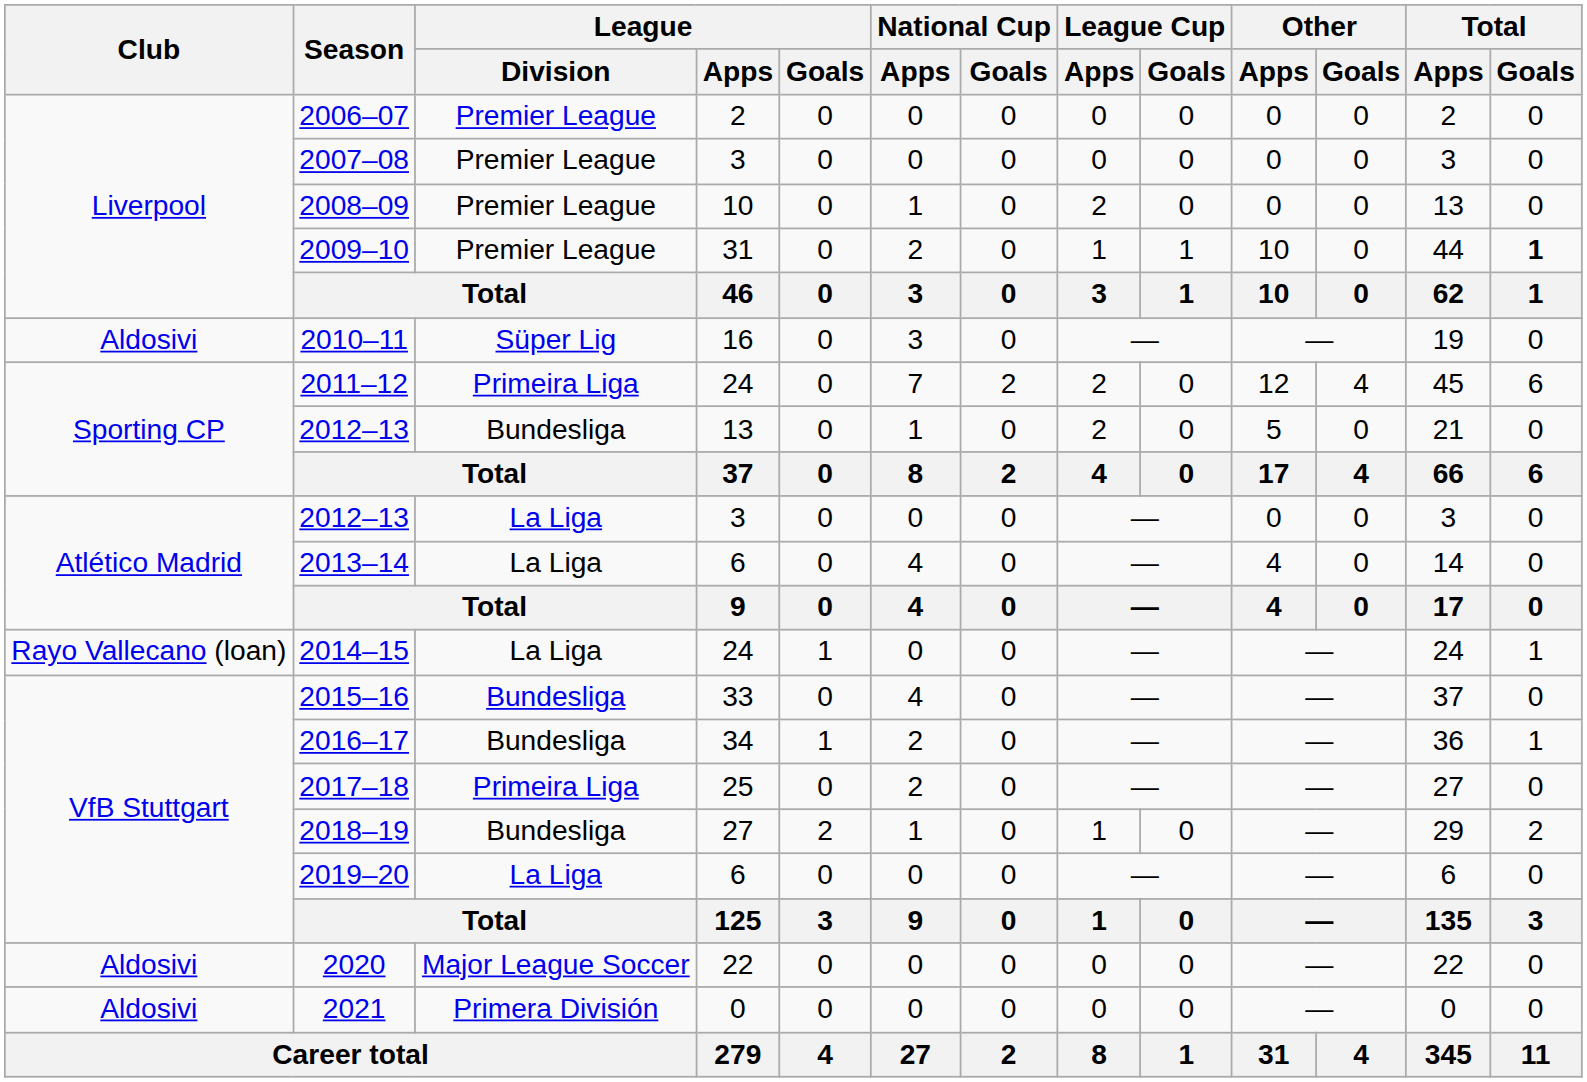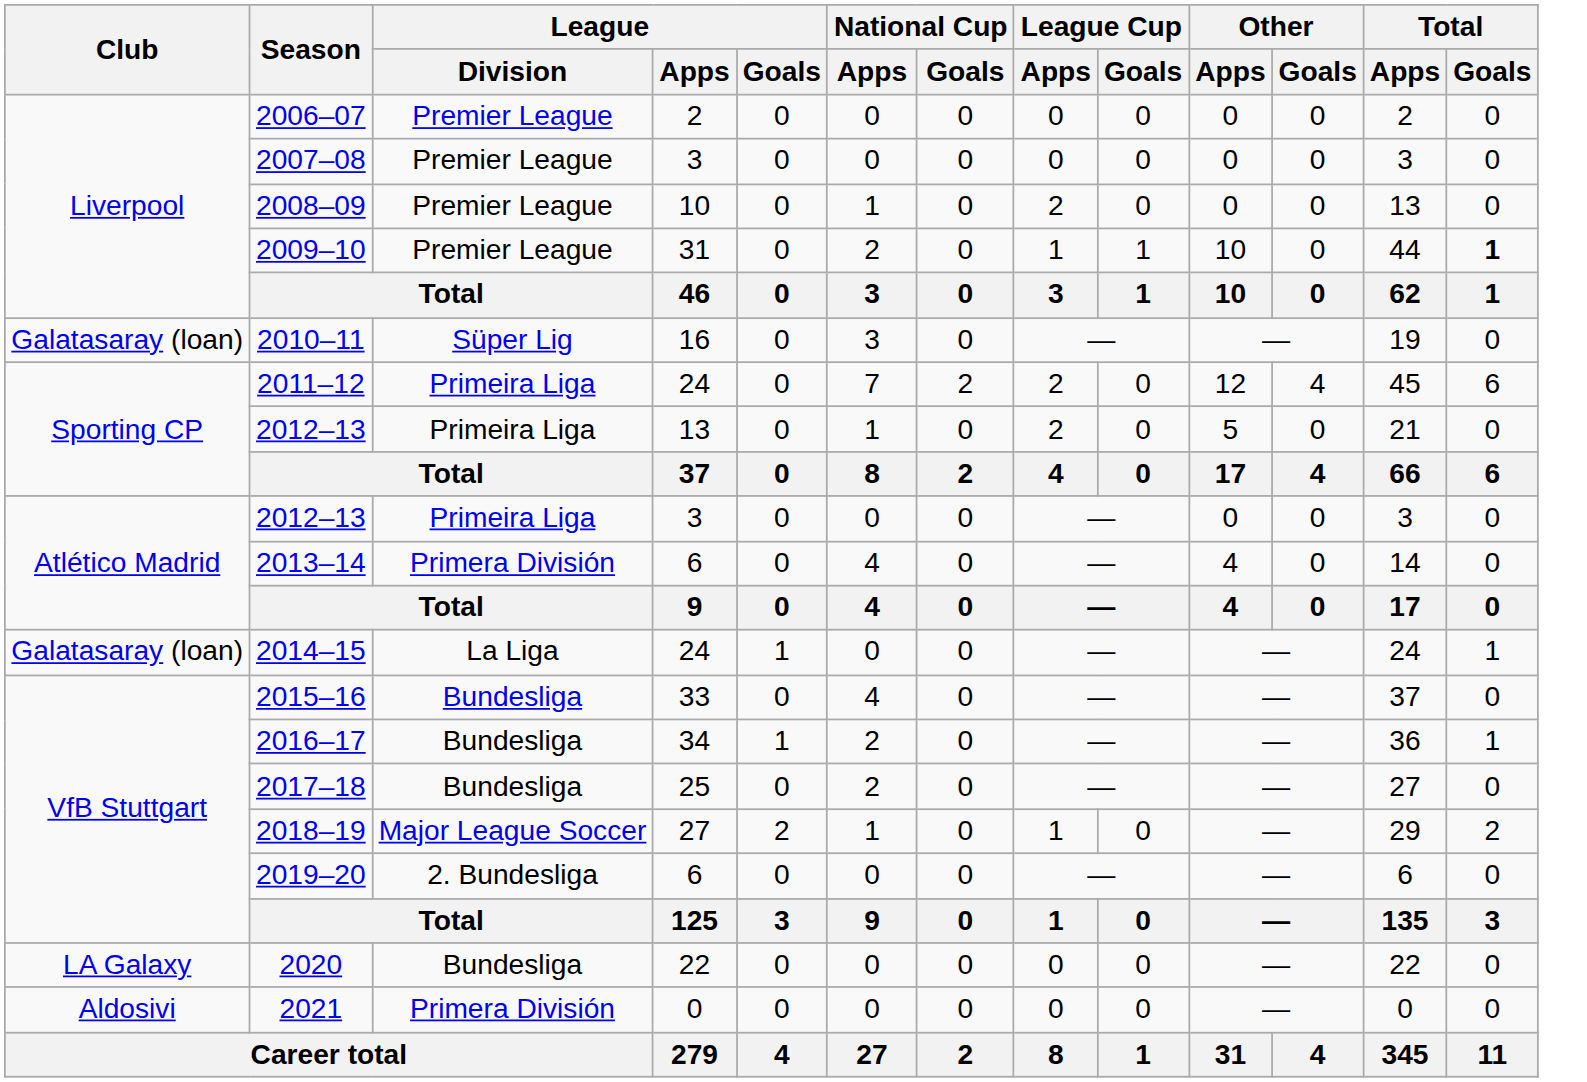(149, 339) Aldosivi -> (127, 339) Galatasaray (loan)
(556, 428) Bundesliga -> (512, 428) Primeira Liga
(556, 518) La Liga -> (512, 518) Primeira Liga
(556, 562) La Liga -> (512, 562) Primera División
(149, 652) Rayo Vallecano (loan) -> (127, 652) Galatasaray (loan)
(556, 786) Primeira Liga -> (512, 786) Bundesliga
(556, 830) Bundesliga -> (512, 830) Major League Soccer
(556, 875) La Liga -> (512, 875) 2. Bundesliga
(149, 964) Aldosivi -> (127, 964) LA Galaxy
(556, 964) Major League Soccer -> (512, 964) Bundesliga
